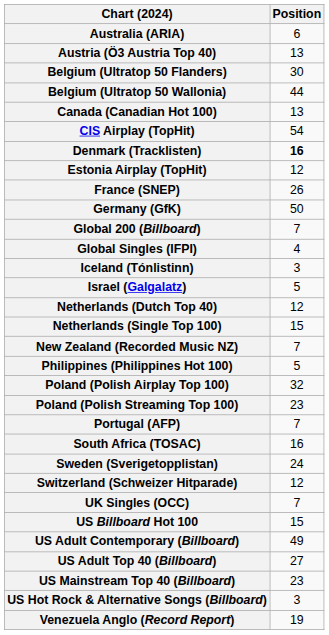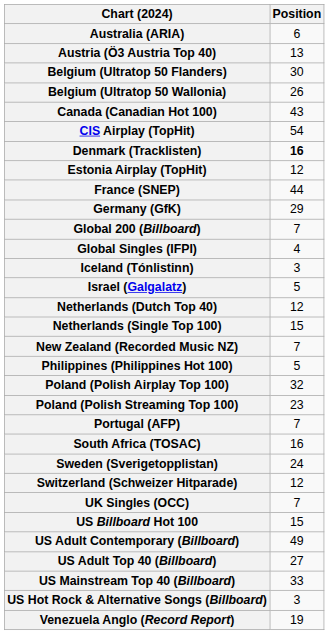(297, 92) 44 -> (297, 92) 26
(297, 111) 13 -> (297, 111) 43
(297, 190) 26 -> (297, 190) 44
(297, 209) 50 -> (297, 209) 29
(297, 580) 23 -> (297, 580) 33
